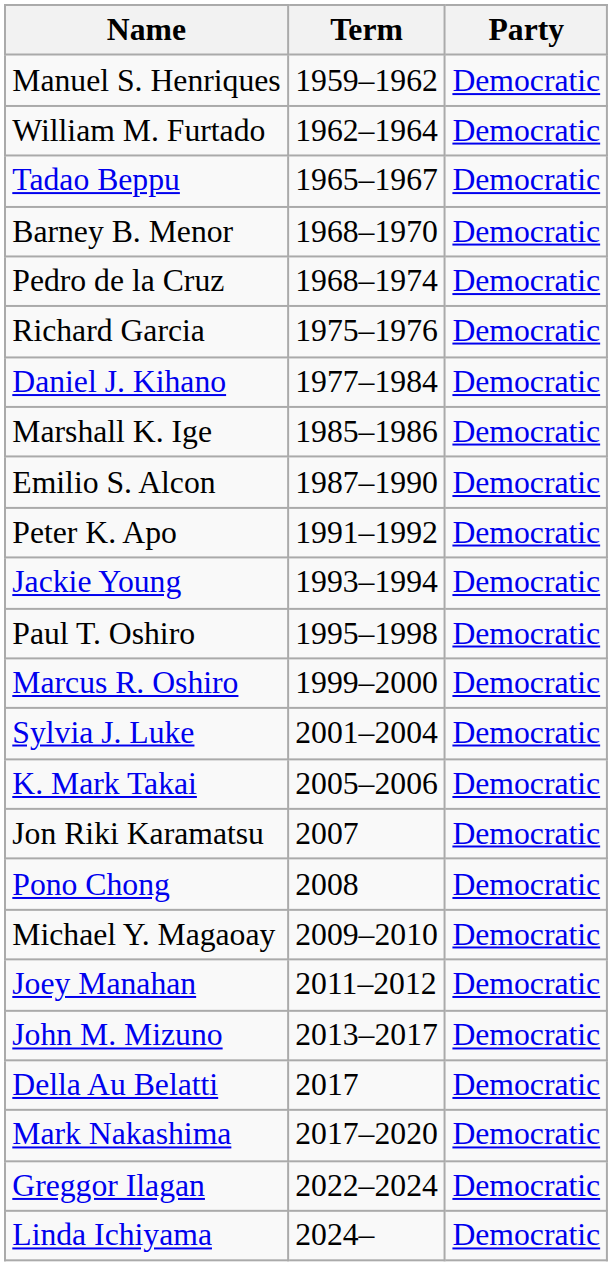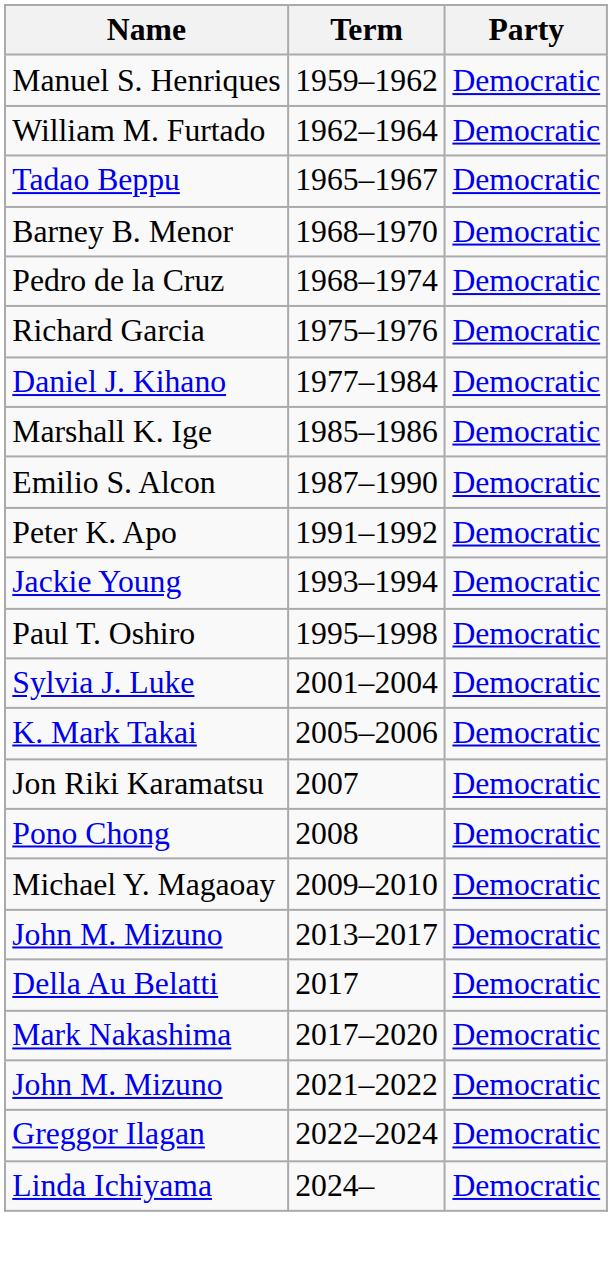- row: (125, 682)
- row: (104, 984)
+ row: (117, 1084)
